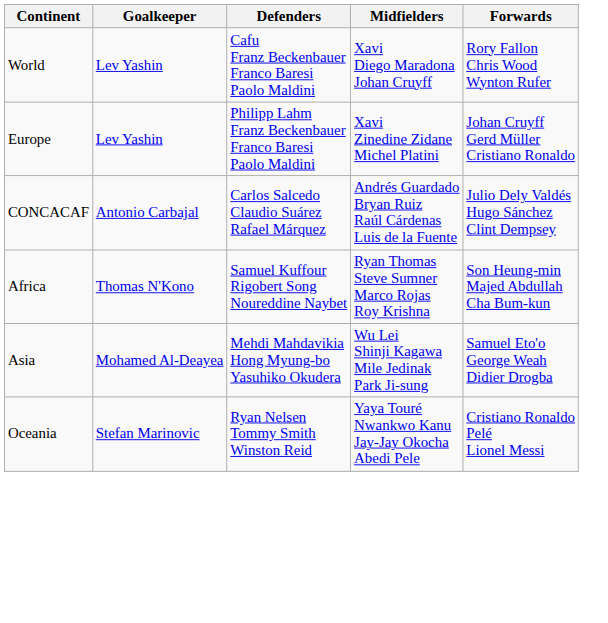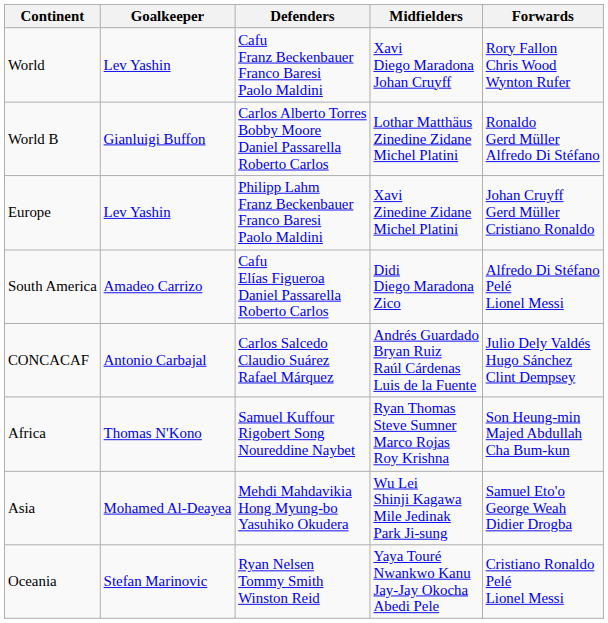+ row: (33, 138)
+ row: (52, 286)
